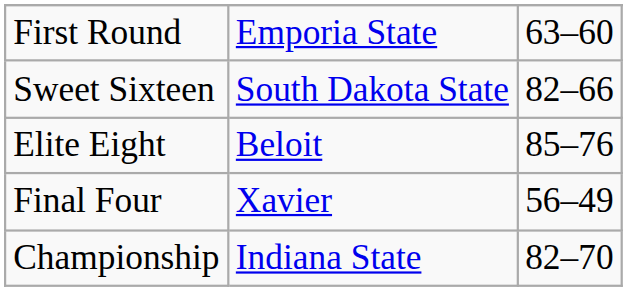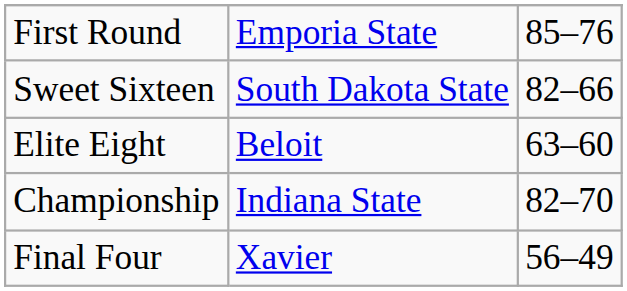(569, 32) 63–60 -> (569, 32) 85–76
(569, 144) 85–76 -> (569, 144) 63–60
rows swapped: (87, 200) <-> (116, 256)
